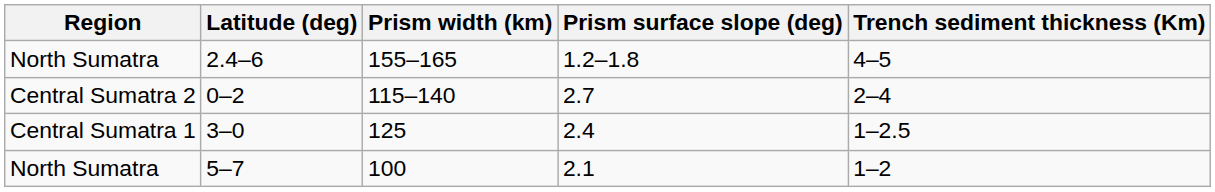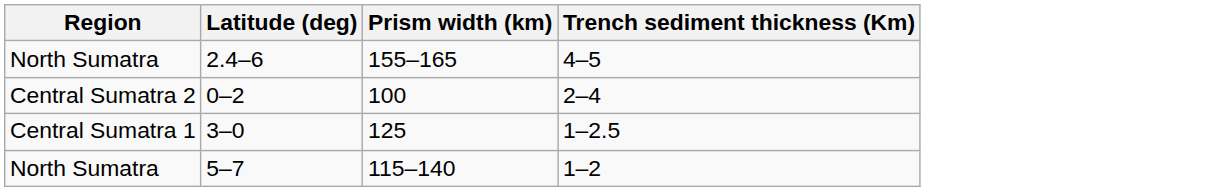- column: (703, 22)
(412, 95) 115–140 -> (387, 95) 100
(387, 167) 100 -> (412, 167) 115–140
